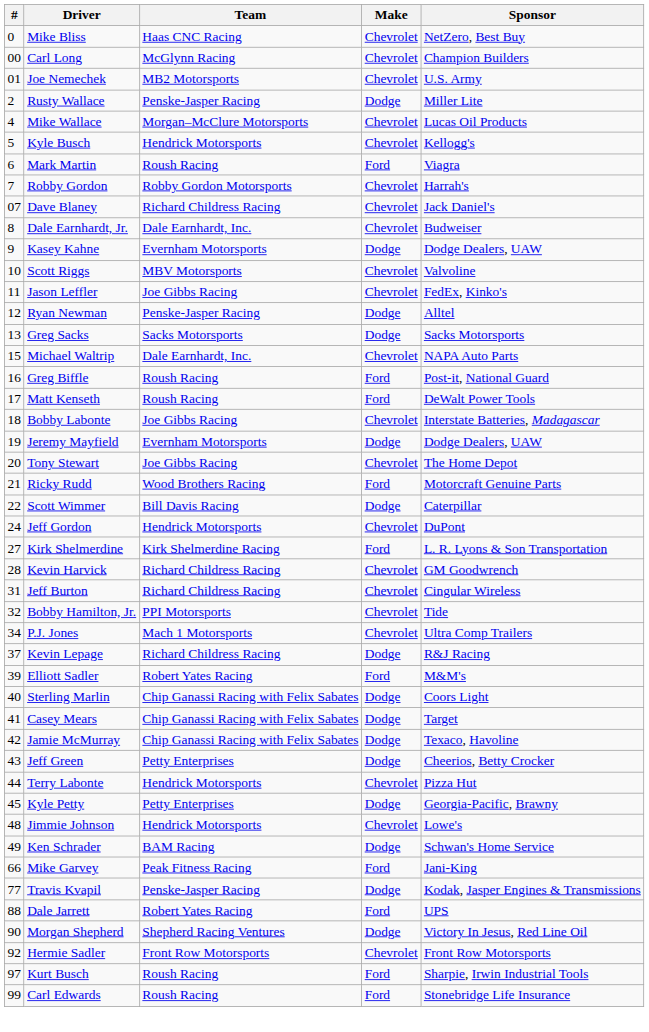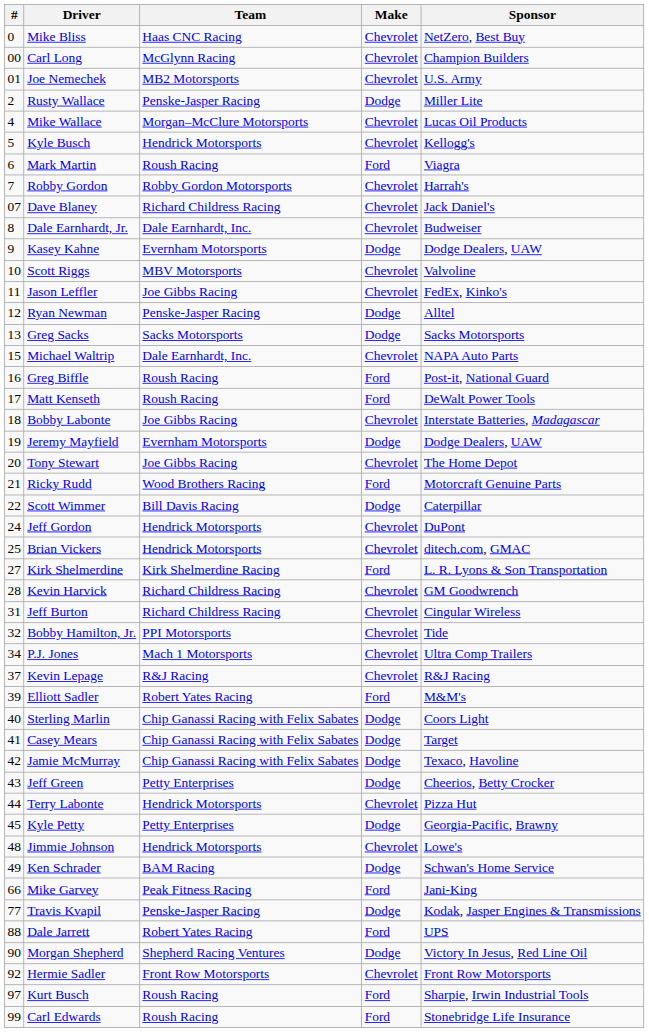+ row: (64, 548)
(211, 654) Richard Childress Racing -> (175, 675) R&J Racing
(383, 654) Dodge -> (391, 675) Chevrolet
